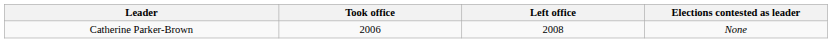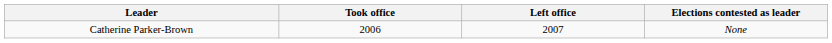(553, 29) 2008 -> (553, 29) 2007
